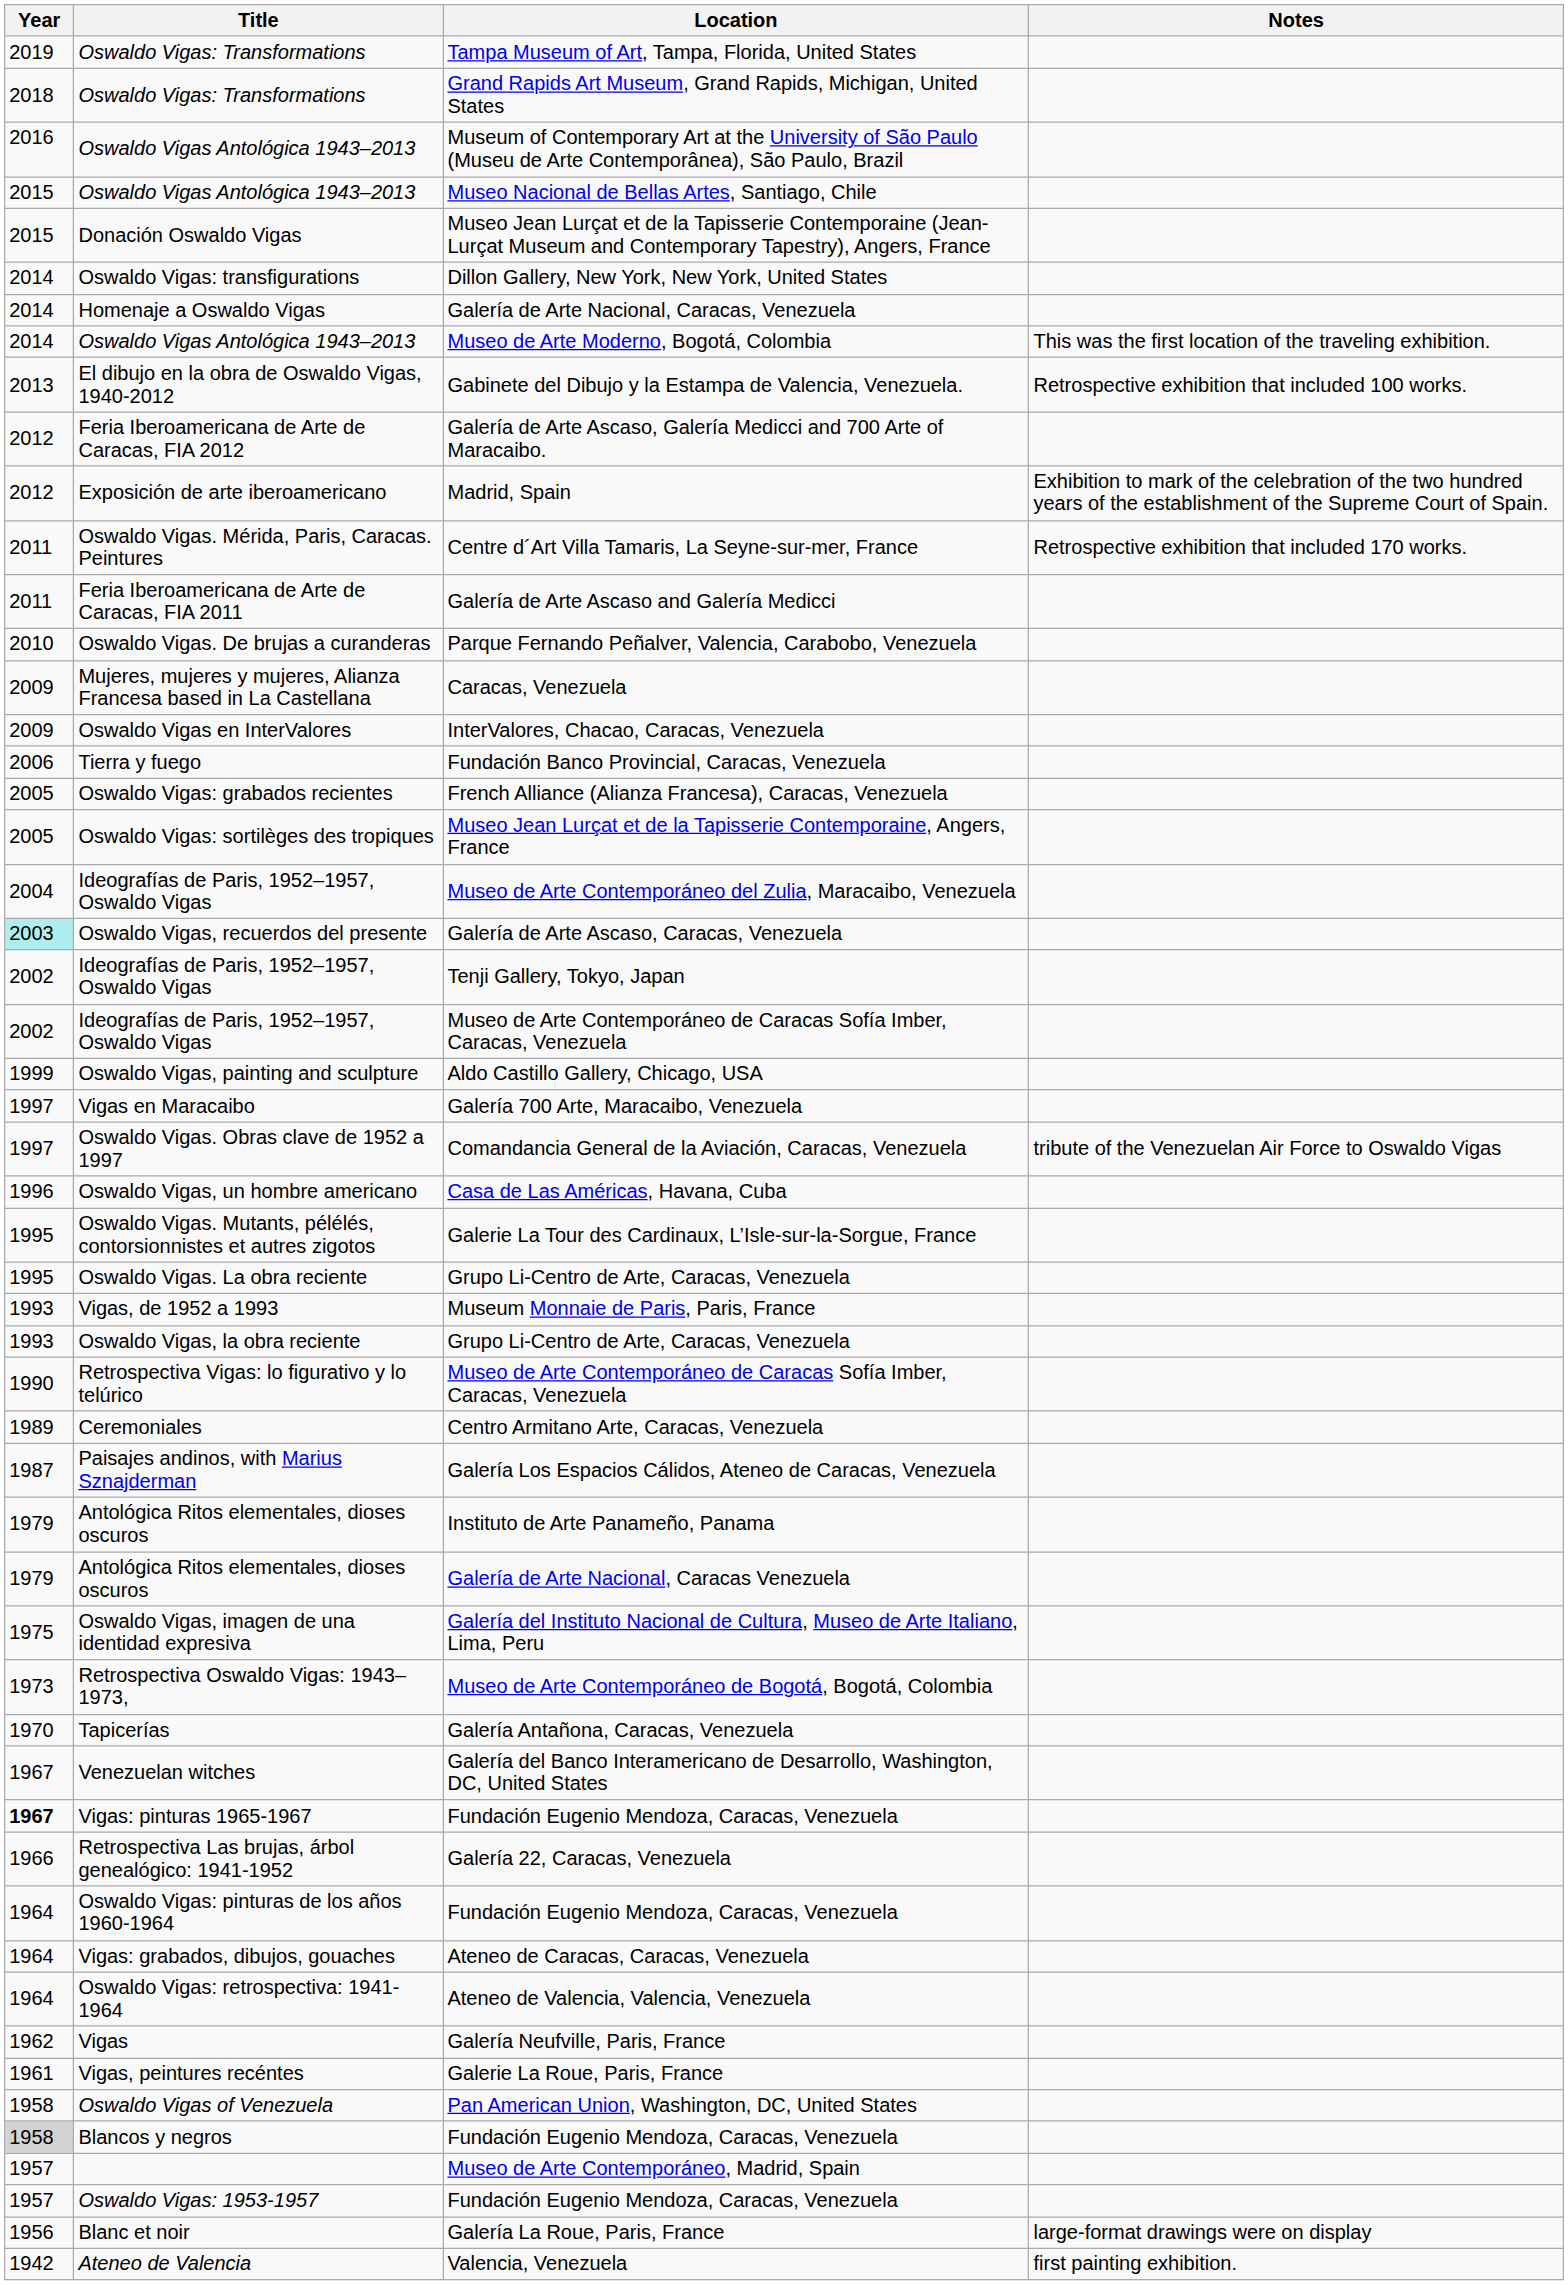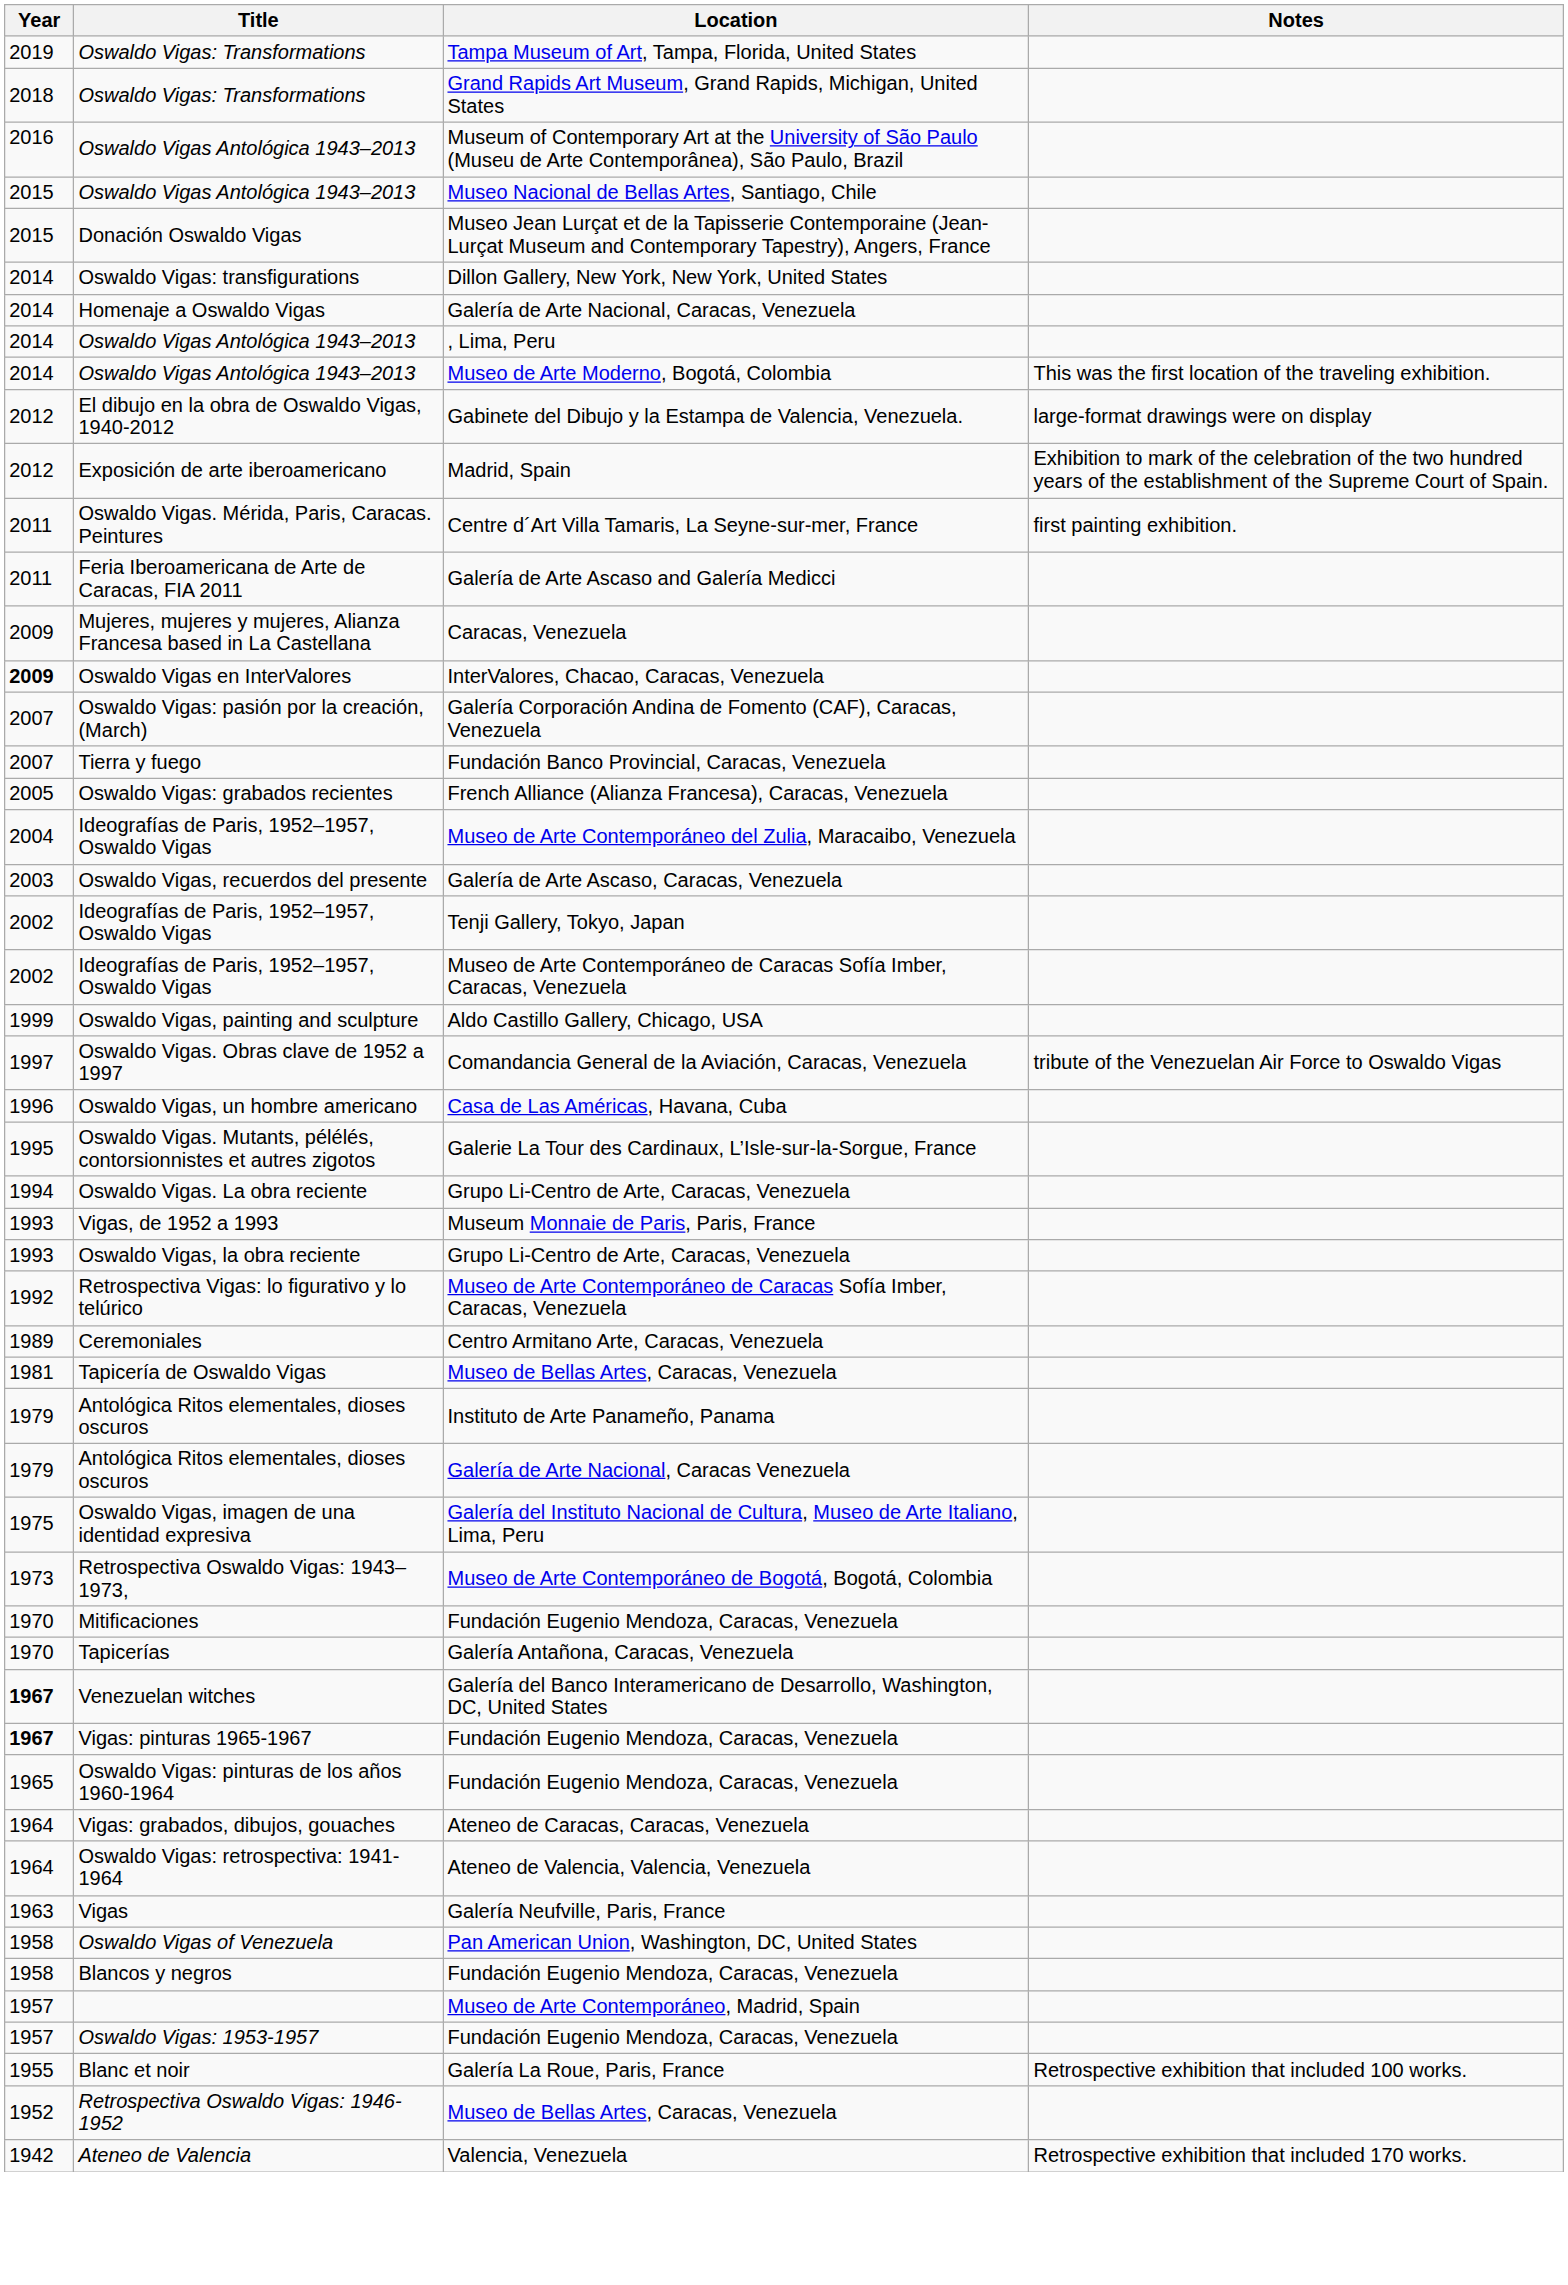+ row: (247, 341)
(31, 384) 2013 -> (31, 416) 2012
(1250, 384) Retrospective exhibition that included 100 works. -> (1202, 416) large-format drawings were on display
- row: (222, 438)
(1250, 547) Retrospective exhibition that included 170 works. -> (1135, 524) first painting exhibition.
- row: (254, 644)
(31, 730) normal -> (31, 676) bold
+ row: (251, 719)
(31, 762) 2006 -> (31, 762) 2007
- row: (256, 836)
(31, 933) paleturquoise background -> (31, 879) no background
- row: (167, 1105)
(31, 1277) 1995 -> (31, 1191) 1994
(31, 1384) 1990 -> (31, 1298) 1992
- row: (210, 1470)
+ row: (202, 1372)
+ row: (138, 1621)
(31, 1772) normal -> (31, 1696) bold
- row: (216, 1858)
(31, 1913) 1964 -> (31, 1782) 1965
(31, 2041) 1962 -> (31, 1910) 1963
- row: (191, 2073)
(31, 2137) lightgrey background -> (31, 1974) no background
(31, 2232) 1956 -> (31, 2069) 1955
(1202, 2232) large-format drawings were on display -> (1250, 2069) Retrospective exhibition that included 100 works.
+ row: (240, 2112)
(1135, 2263) first painting exhibition. -> (1250, 2155) Retrospective exhibition that included 170 works.
